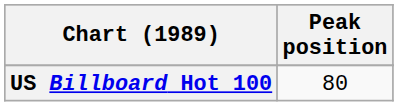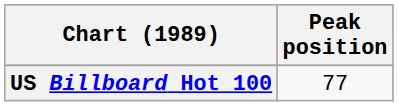(335, 83) 80 -> (335, 83) 77
